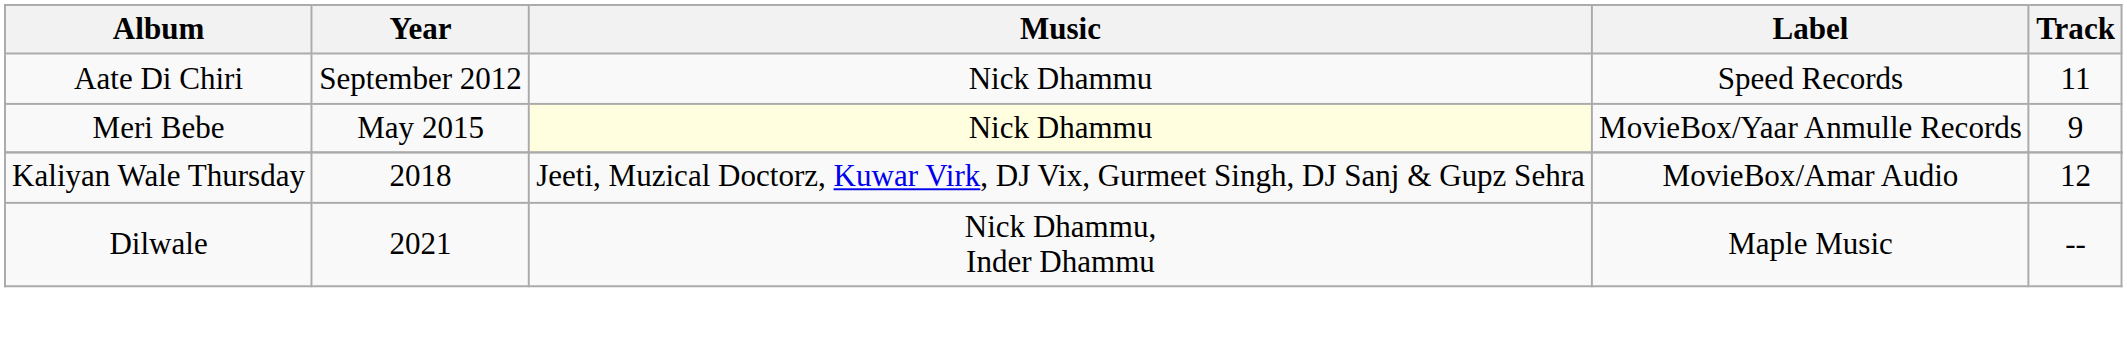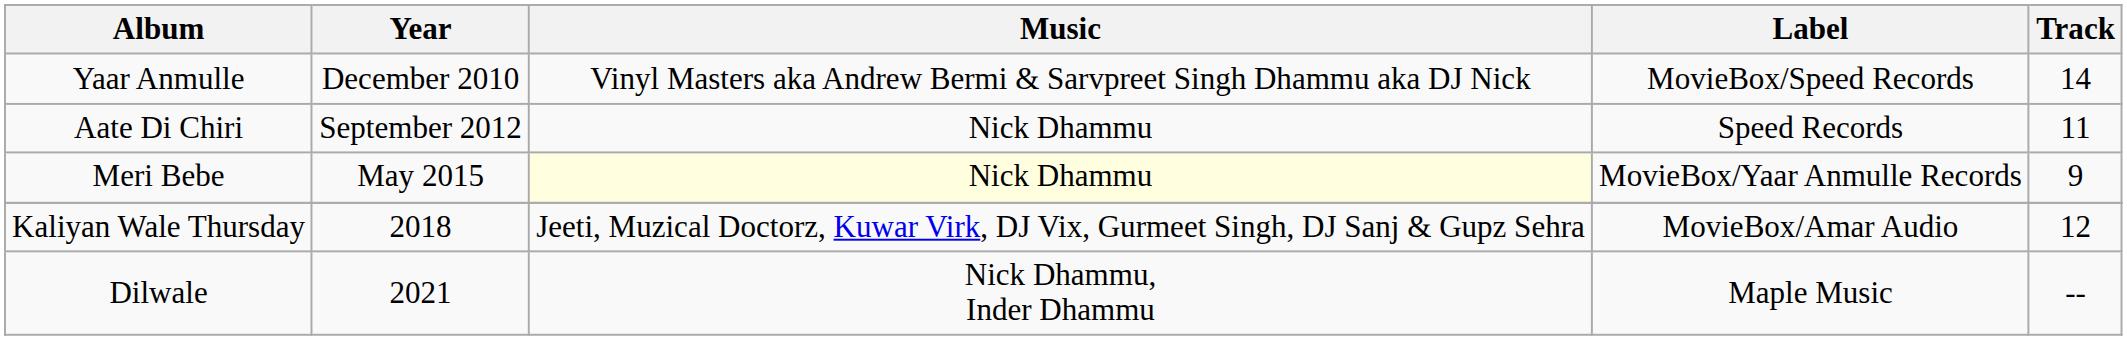+ row: (159, 78)
